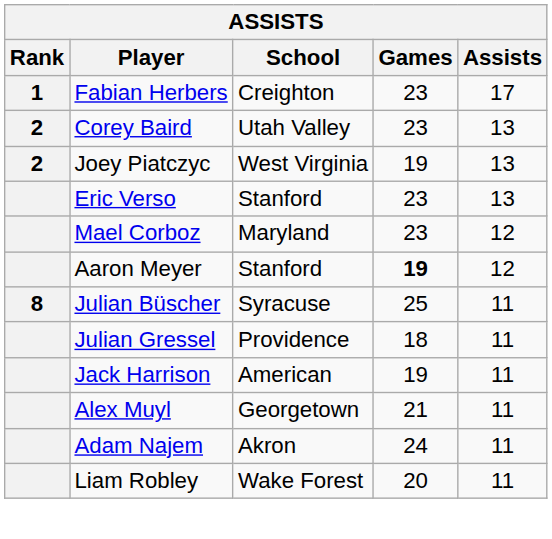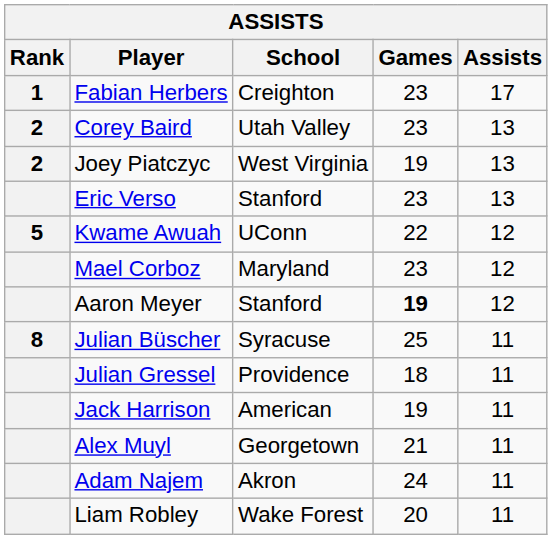+ row: (148, 233)
